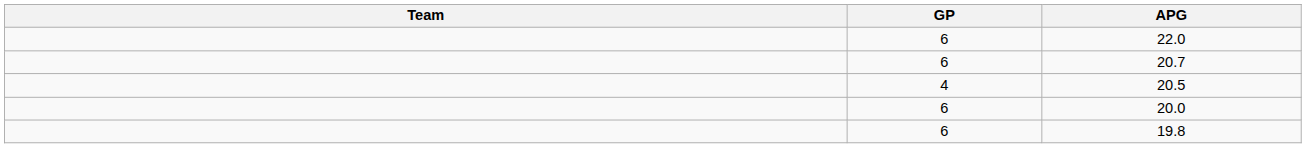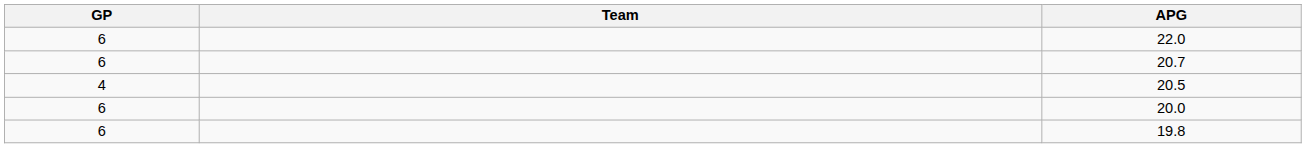columns swapped: (426, 16) <-> (944, 16)
